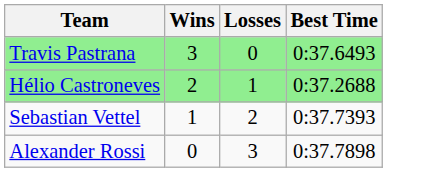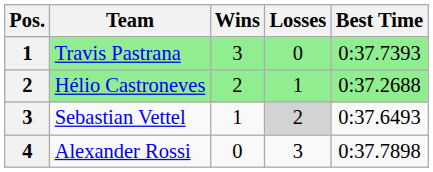+ column: (27, 20)
(334, 53) 0:37.6493 -> (379, 53) 0:37.7393
(253, 118) no background -> (298, 118) lightgrey background
(334, 118) 0:37.7393 -> (379, 118) 0:37.6493
